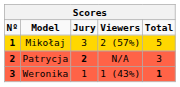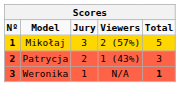(84, 58) bold -> (84, 58) normal
(120, 58) N/A -> (120, 58) 1 (43%)
(120, 74) 1 (43%) -> (120, 74) N/A
